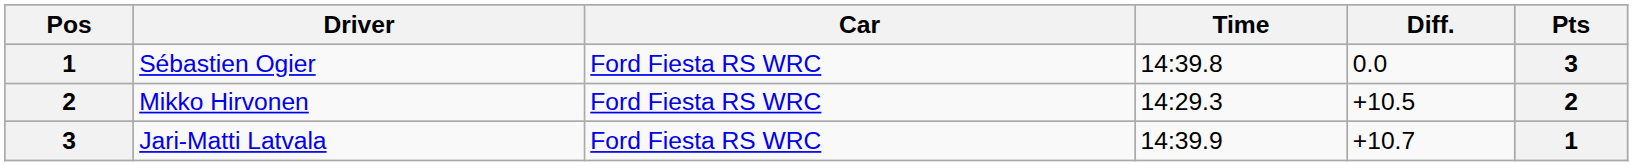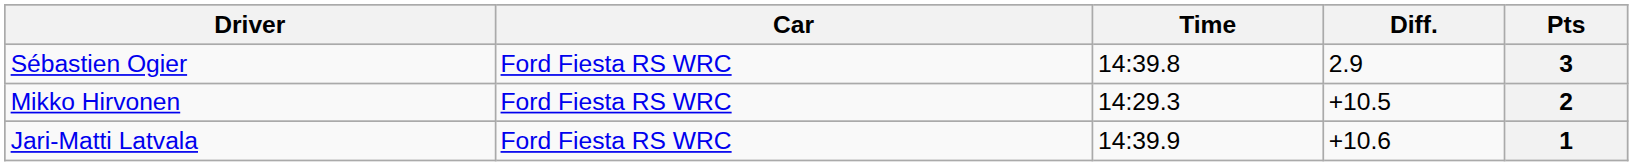- column: (69, 25)
(1370, 64) 0.0 -> (1346, 64) 2.9
(1384, 141) +10.7 -> (1360, 141) +10.6
